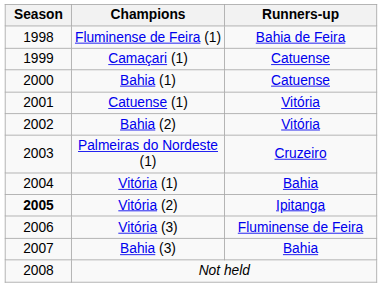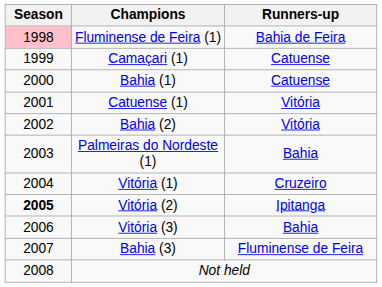(38, 37) no background -> (38, 37) pink background
(301, 154) Cruzeiro -> (301, 154) Bahia
(301, 183) Bahia -> (301, 183) Cruzeiro
(301, 227) Fluminense de Feira -> (301, 227) Bahia
(301, 249) Bahia -> (301, 249) Fluminense de Feira
